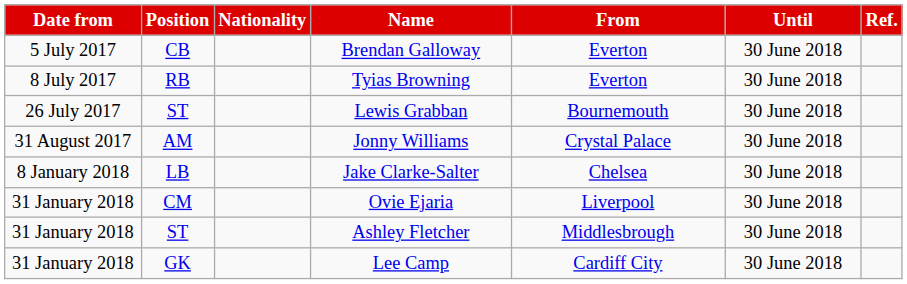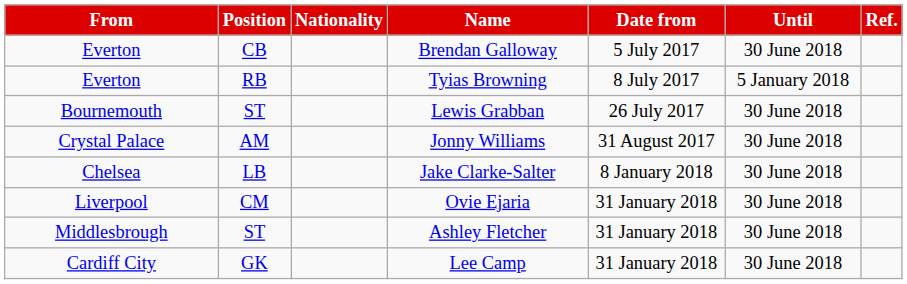columns swapped: (73, 20) <-> (618, 20)
(793, 80) 30 June 2018 -> (793, 80) 5 January 2018
